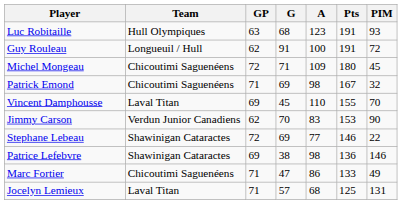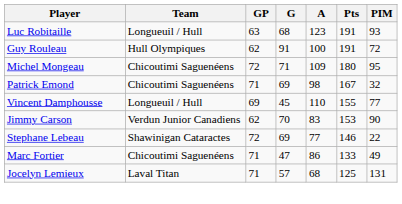(166, 31) Hull Olympiques -> (165, 31) Longueuil / Hull
(165, 48) Longueuil / Hull -> (166, 48) Hull Olympiques
(375, 66) 45 -> (375, 66) 95
(153, 102) Laval Titan -> (165, 102) Longueuil / Hull
(375, 102) 70 -> (375, 102) 77
- row: (44, 155)
